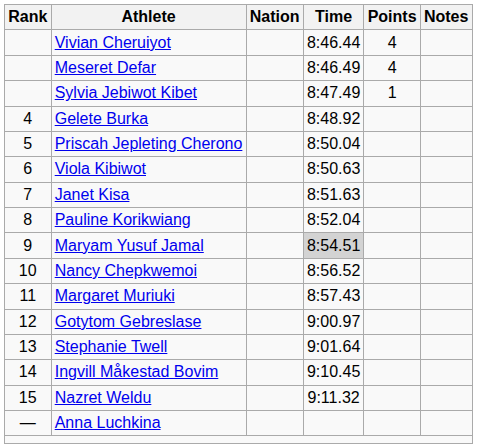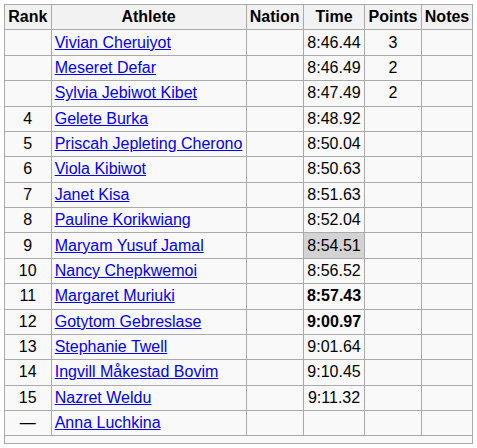(392, 42) 4 -> (393, 42) 3
(392, 67) 4 -> (393, 67) 2
(392, 93) 1 -> (393, 93) 2
(334, 296) normal -> (334, 296) bold
(334, 321) normal -> (334, 321) bold
